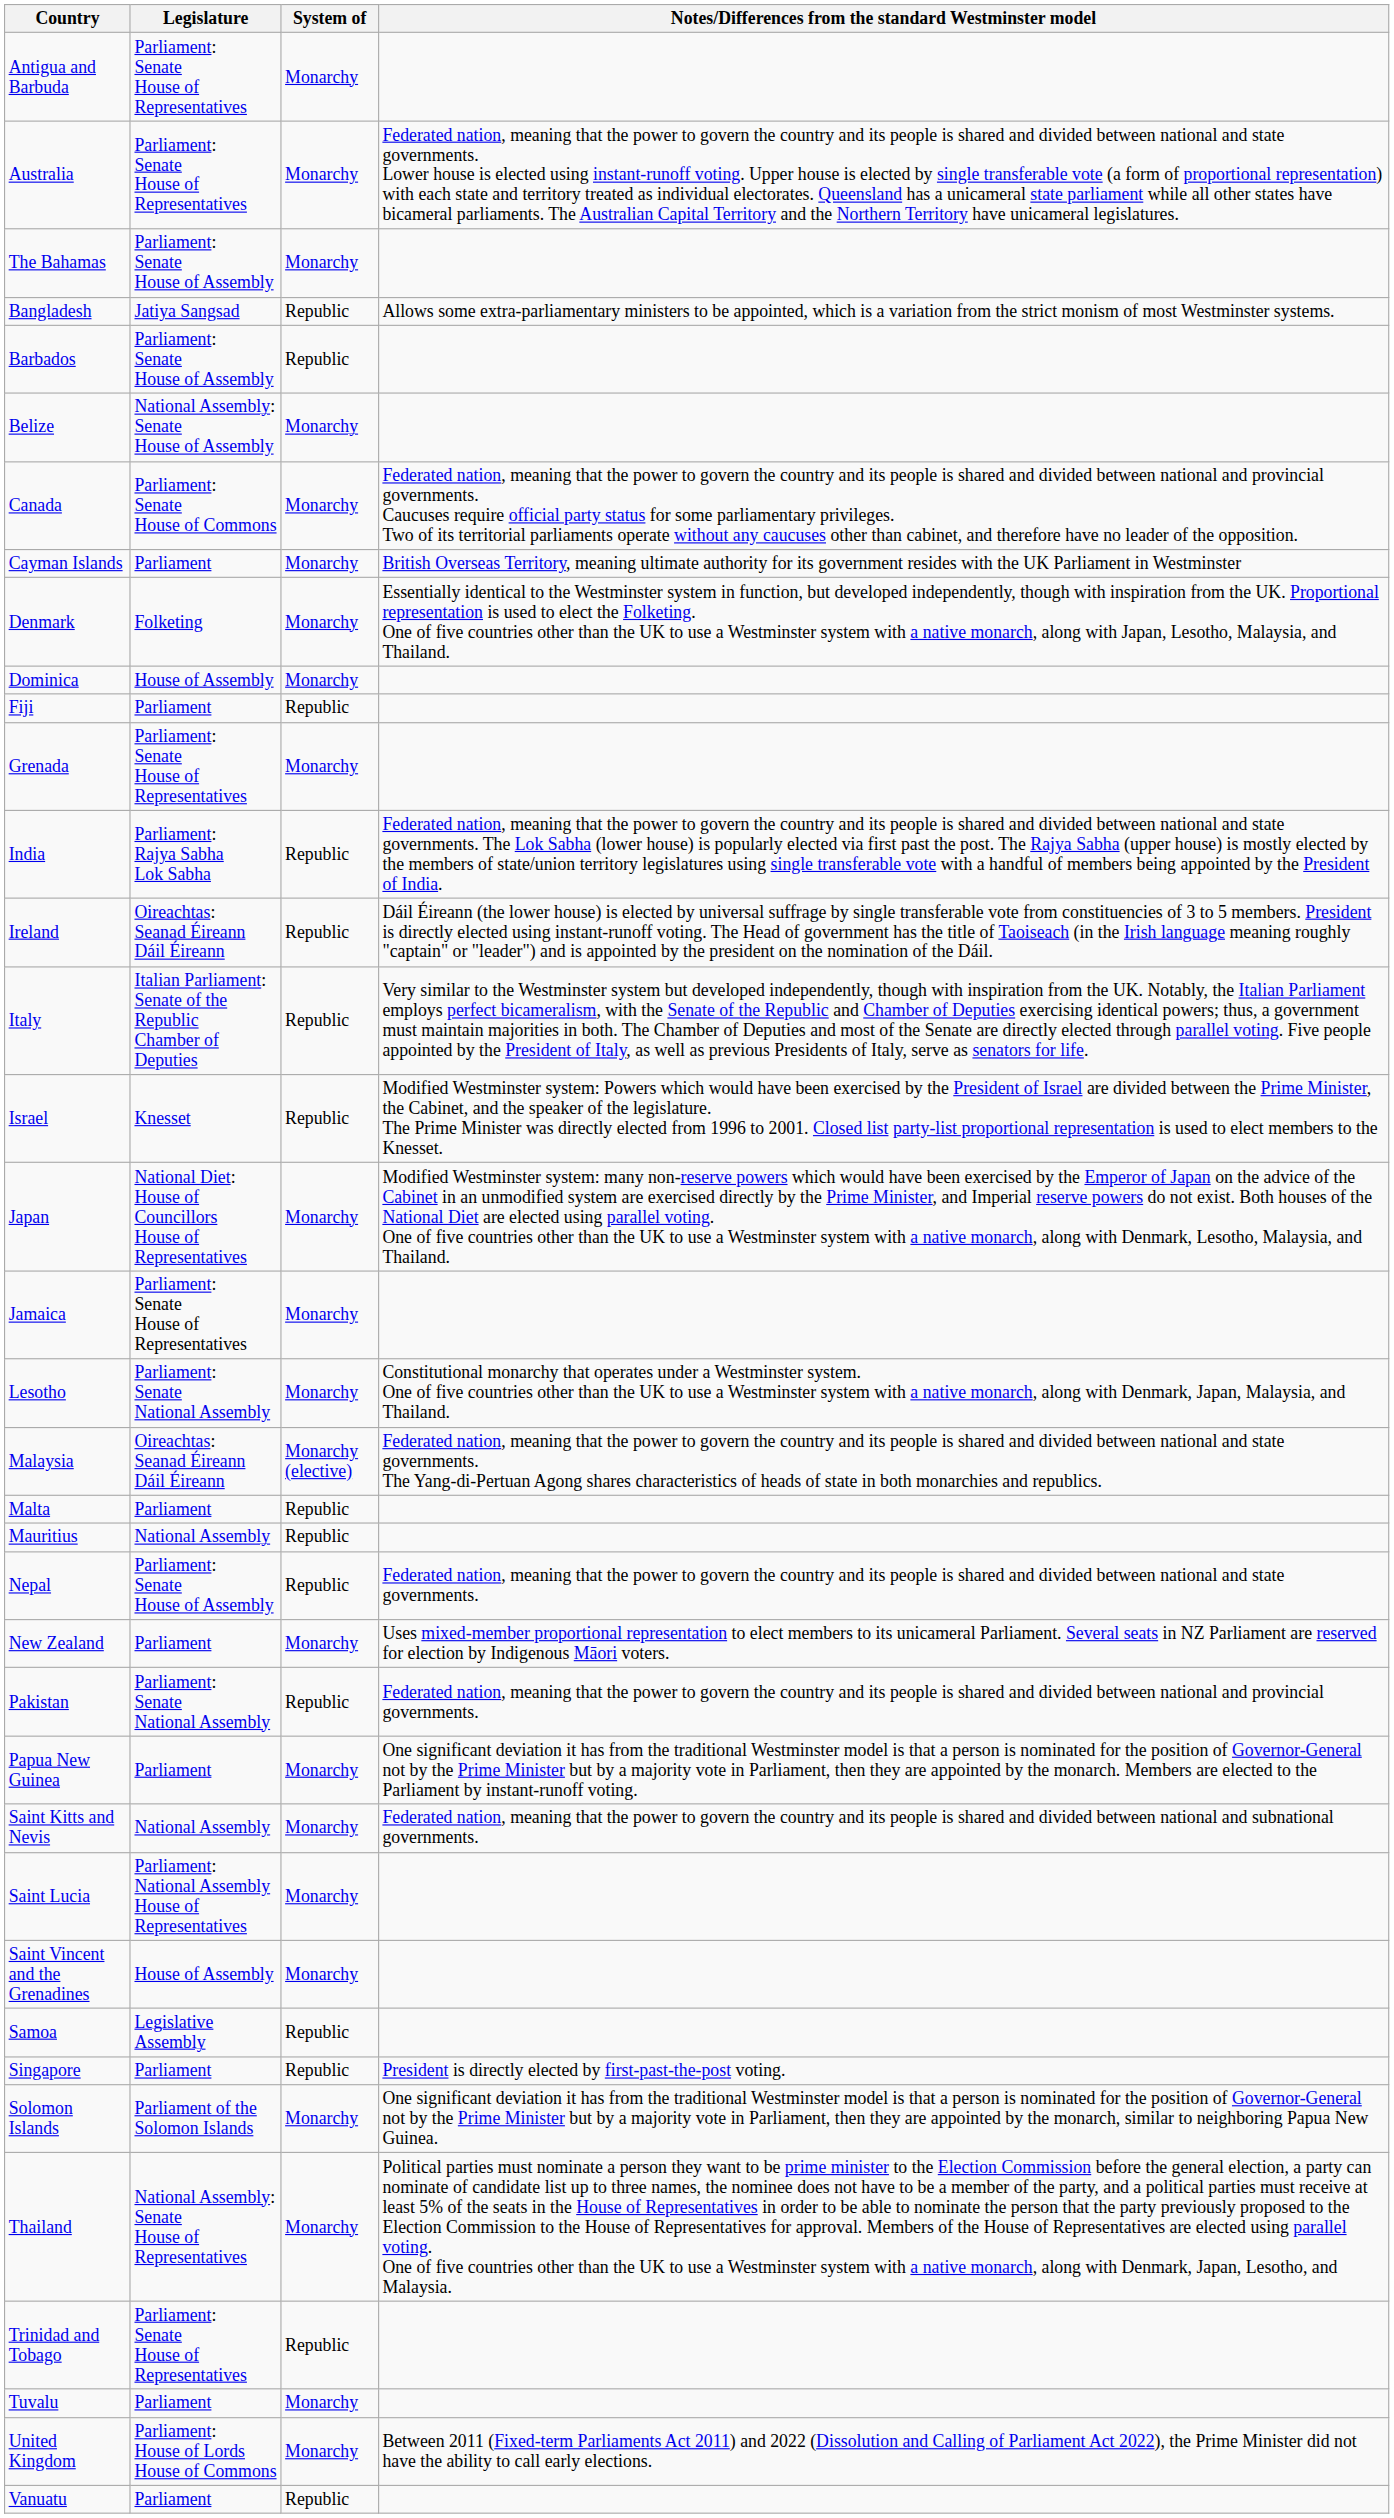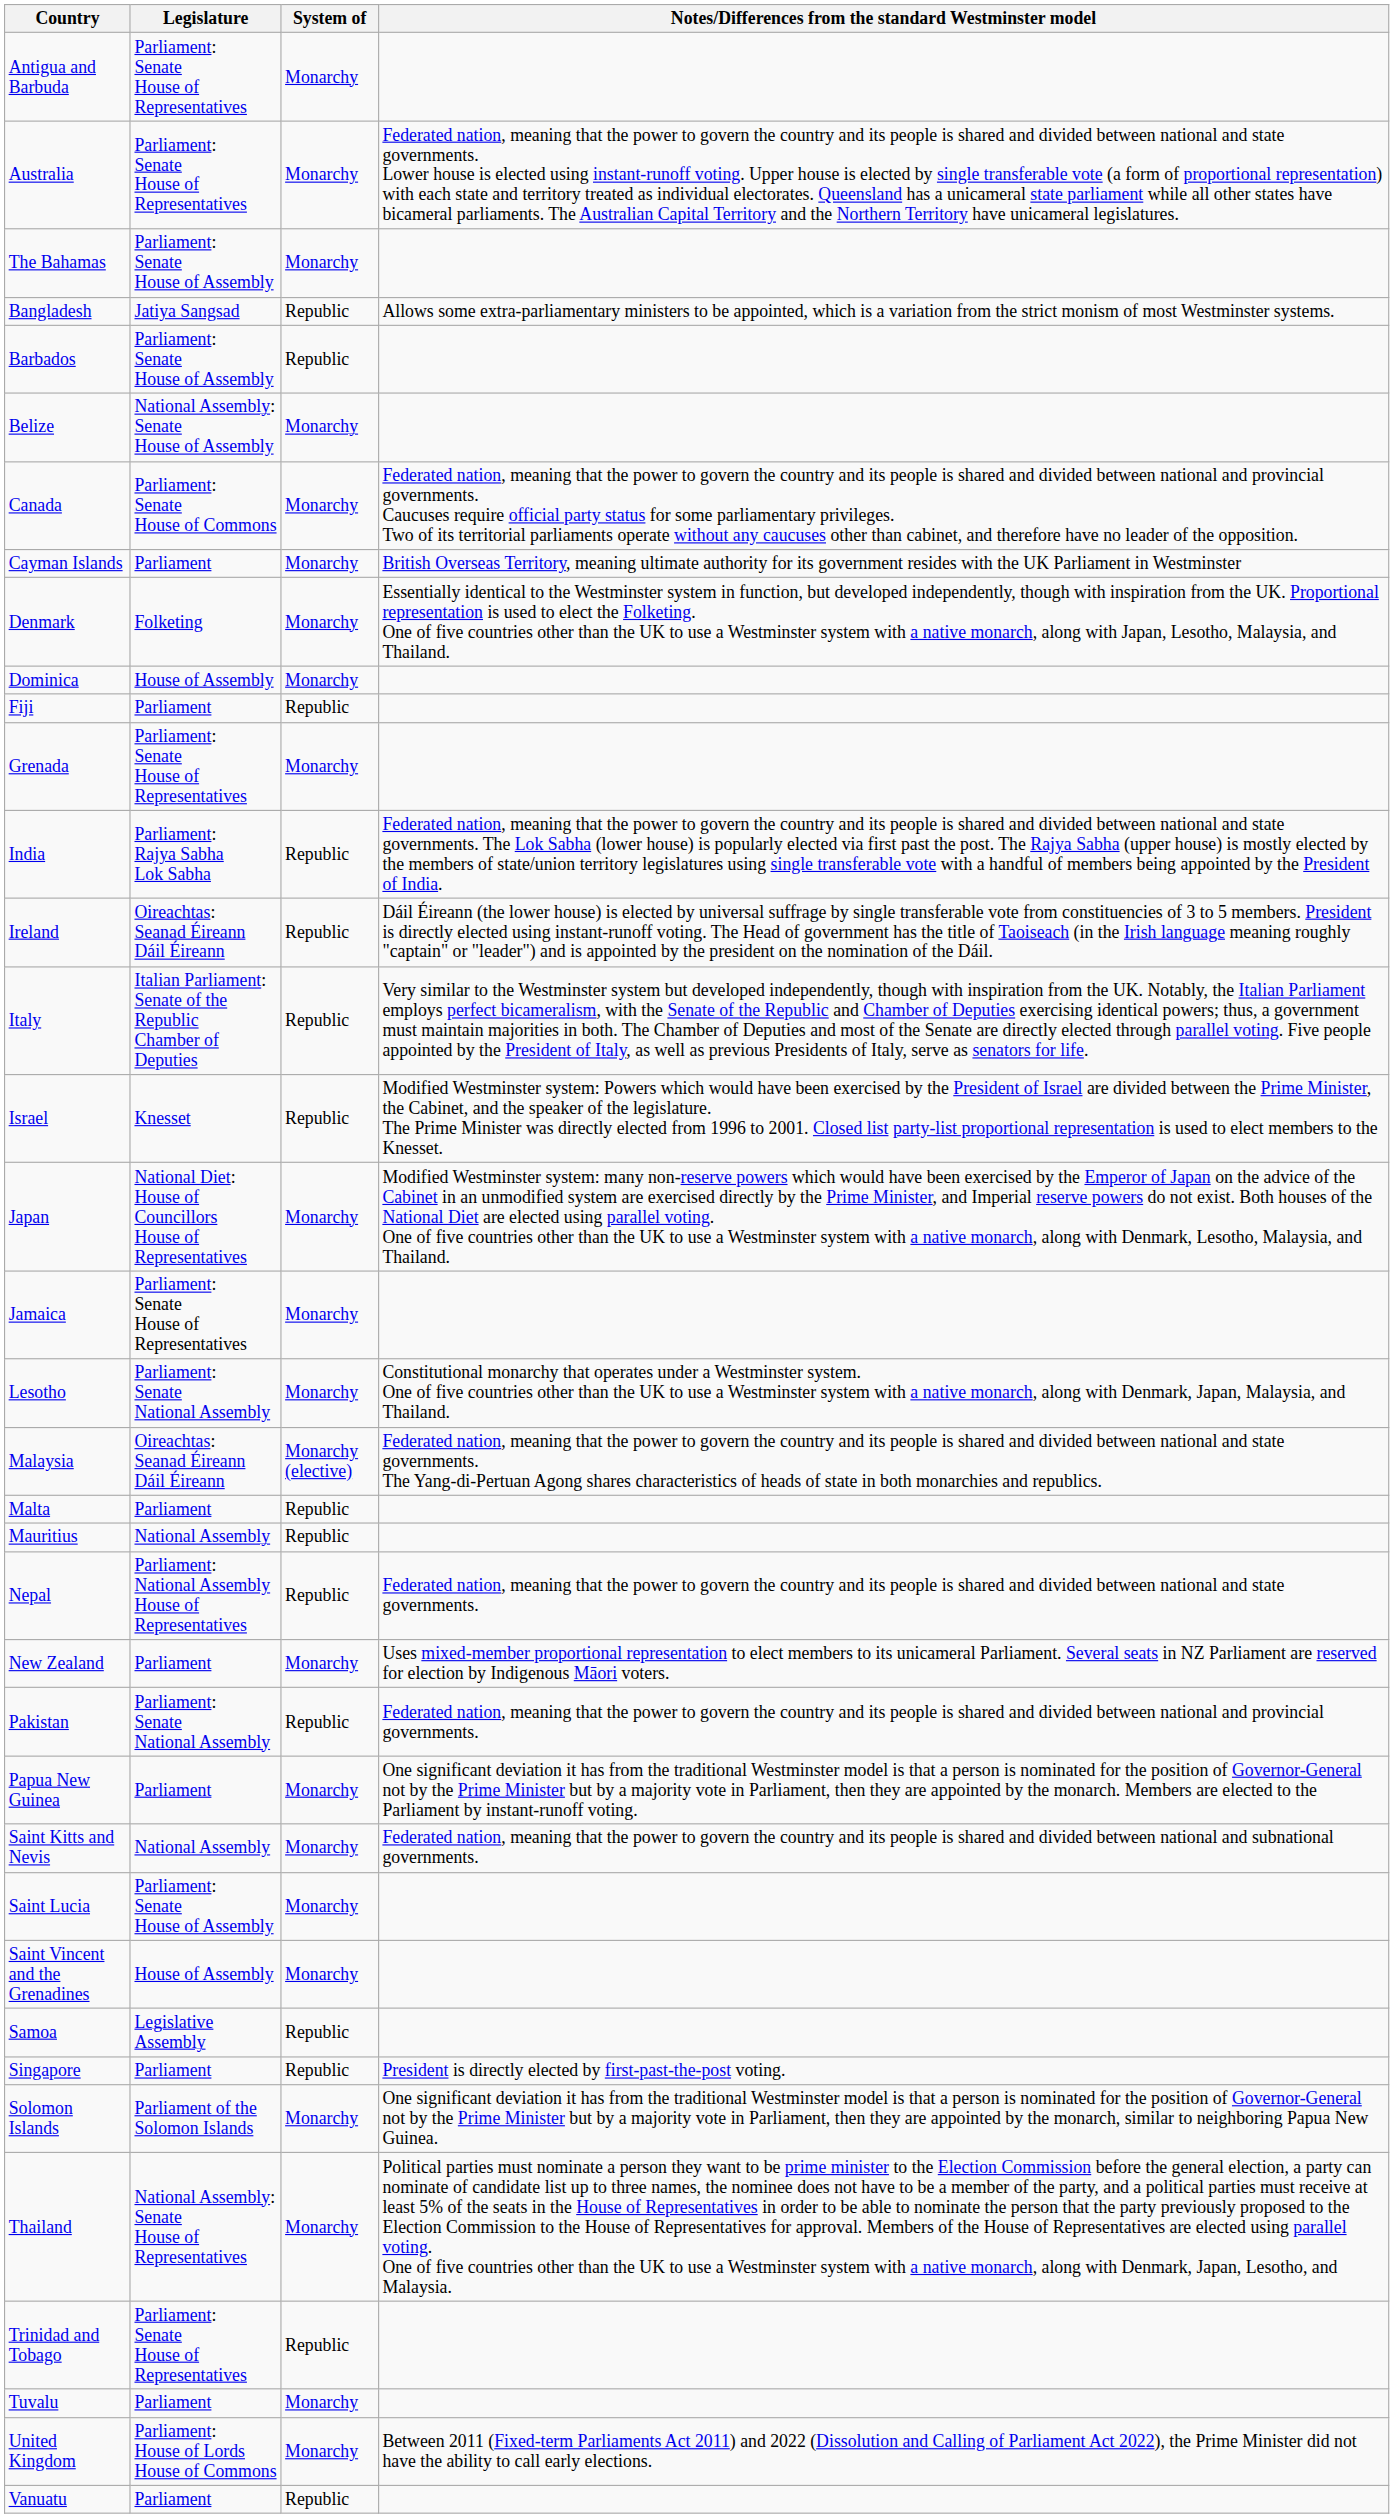(204, 1585) Parliament: Senate House of Assembly -> (202, 1595) Parliament: National Assembly House of Representatives
(202, 1896) Parliament: National Assembly House of Representatives -> (204, 1906) Parliament: Senate House of Assembly
